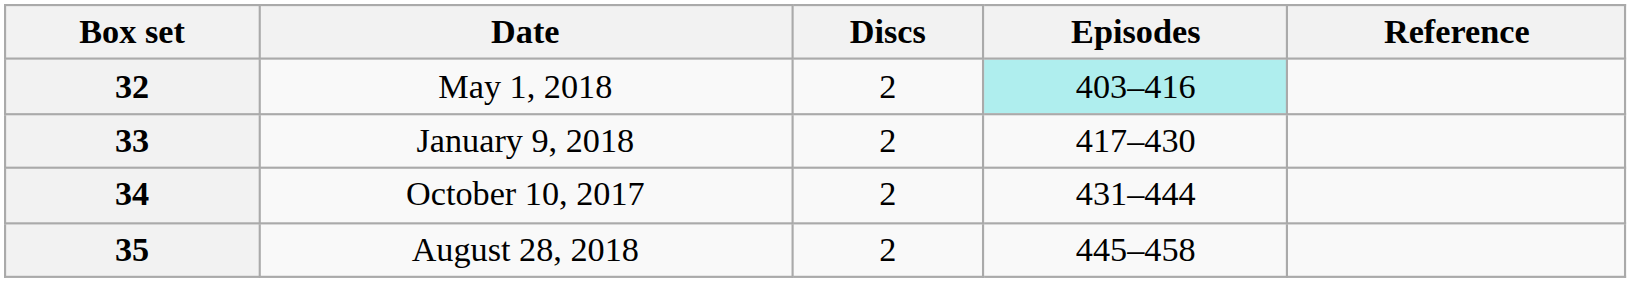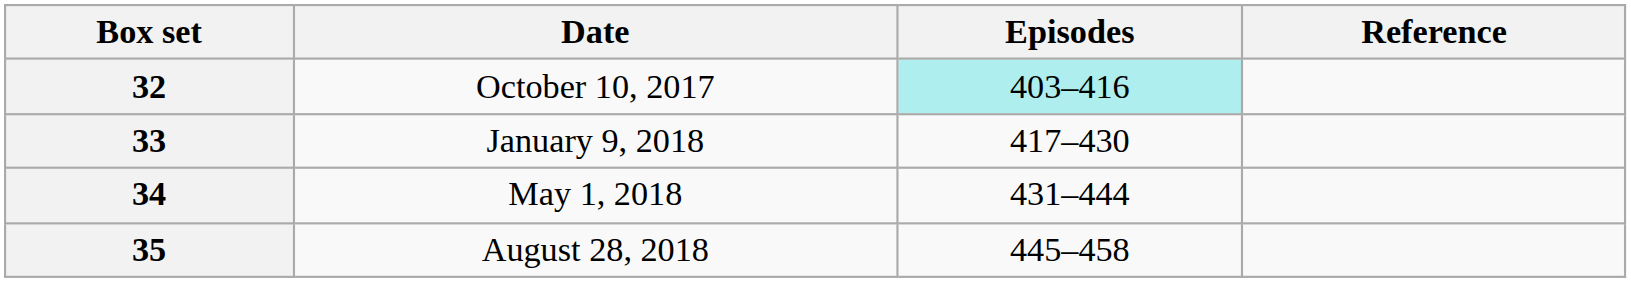- column: (888, 31)
(525, 85) May 1, 2018 -> (595, 85) October 10, 2017
(525, 194) October 10, 2017 -> (595, 194) May 1, 2018
